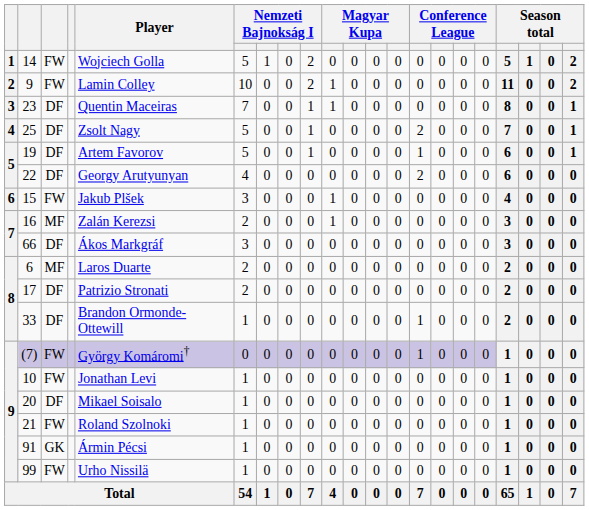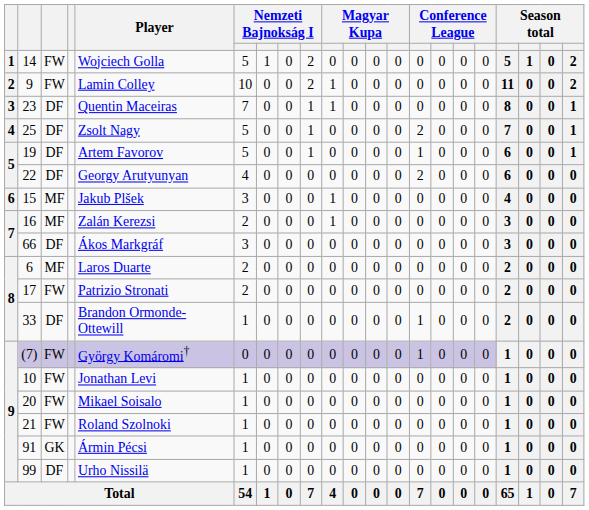(54, 198) FW -> (54, 198) MF
(54, 290) DF -> (54, 290) FW
(54, 401) DF -> (54, 401) FW
(54, 470) FW -> (54, 470) DF
